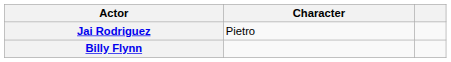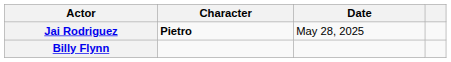+ column: (360, 13)
(240, 31) normal -> (176, 31) bold
